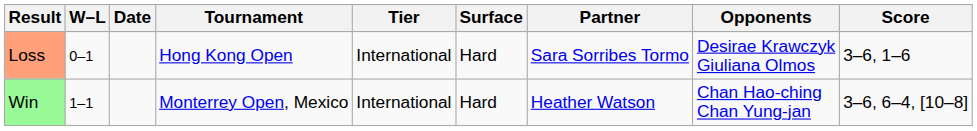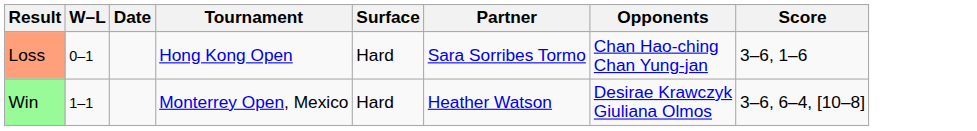- column: (404, 18)
(766, 55) Desirae Krawczyk Giuliana Olmos -> (656, 55) Chan Hao-ching Chan Yung-jan
(759, 102) Chan Hao-ching Chan Yung-jan -> (663, 102) Desirae Krawczyk Giuliana Olmos
